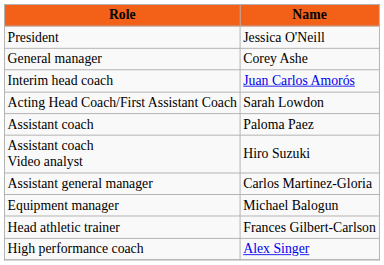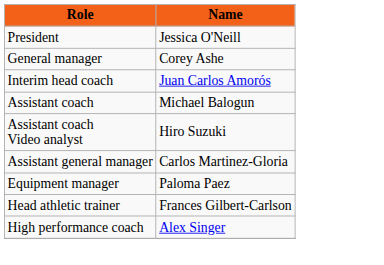- row: (122, 102)
(279, 124) Paloma Paez -> (207, 102) Michael Balogun
(291, 205) Michael Balogun -> (194, 183) Paloma Paez
